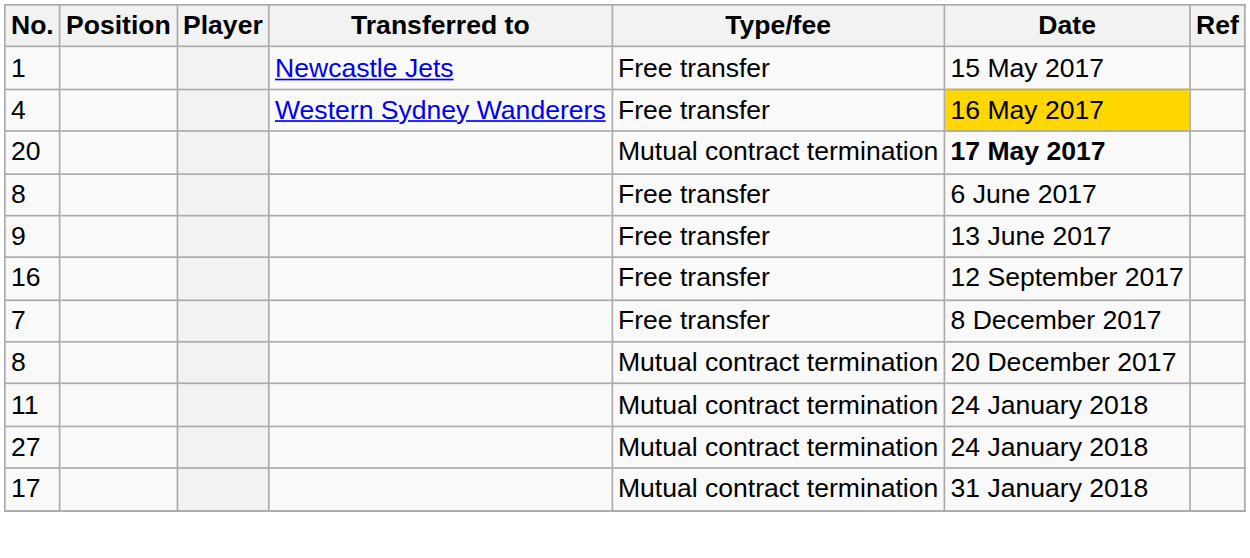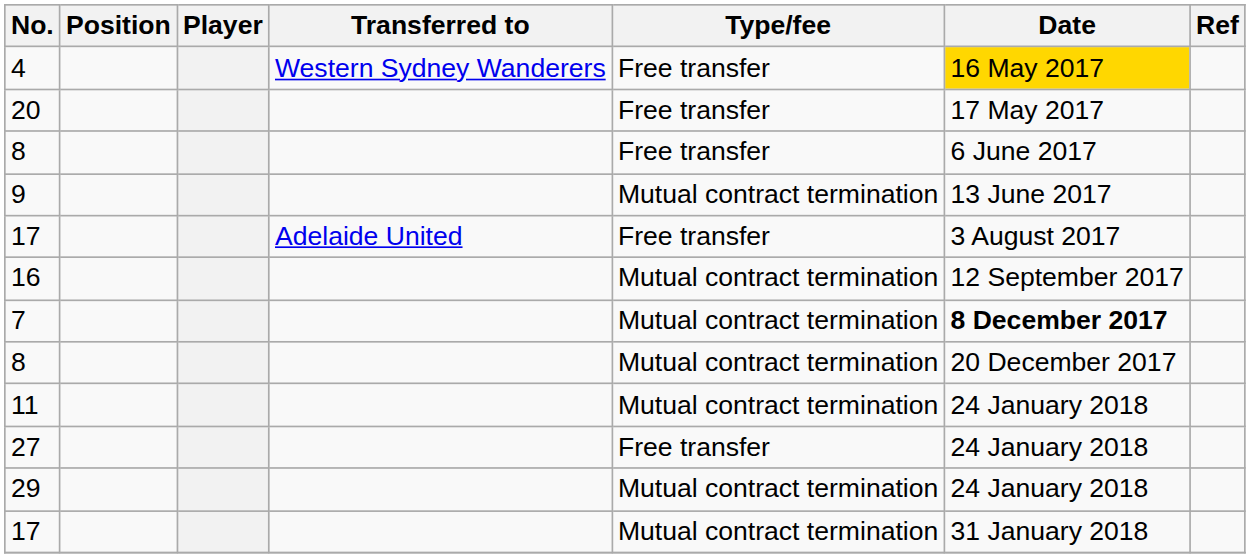- row: (18, 67)
(778, 151) Mutual contract termination -> (694, 109) Free transfer
(1028, 151) bold -> (1027, 109) normal
(694, 236) Free transfer -> (778, 194) Mutual contract termination
+ row: (26, 236)
(694, 278) Free transfer -> (778, 278) Mutual contract termination
(694, 320) Free transfer -> (778, 320) Mutual contract termination
(1056, 320) normal -> (1059, 320) bold
(778, 446) Mutual contract termination -> (694, 446) Free transfer
+ row: (26, 488)
